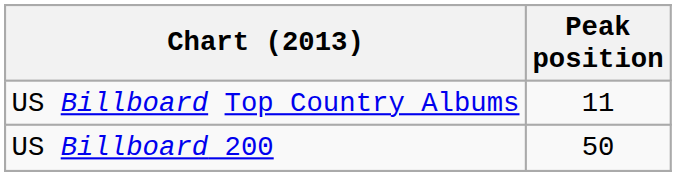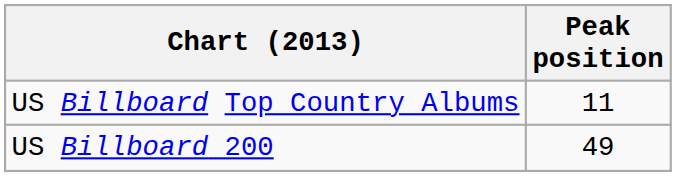(598, 148) 50 -> (598, 148) 49
